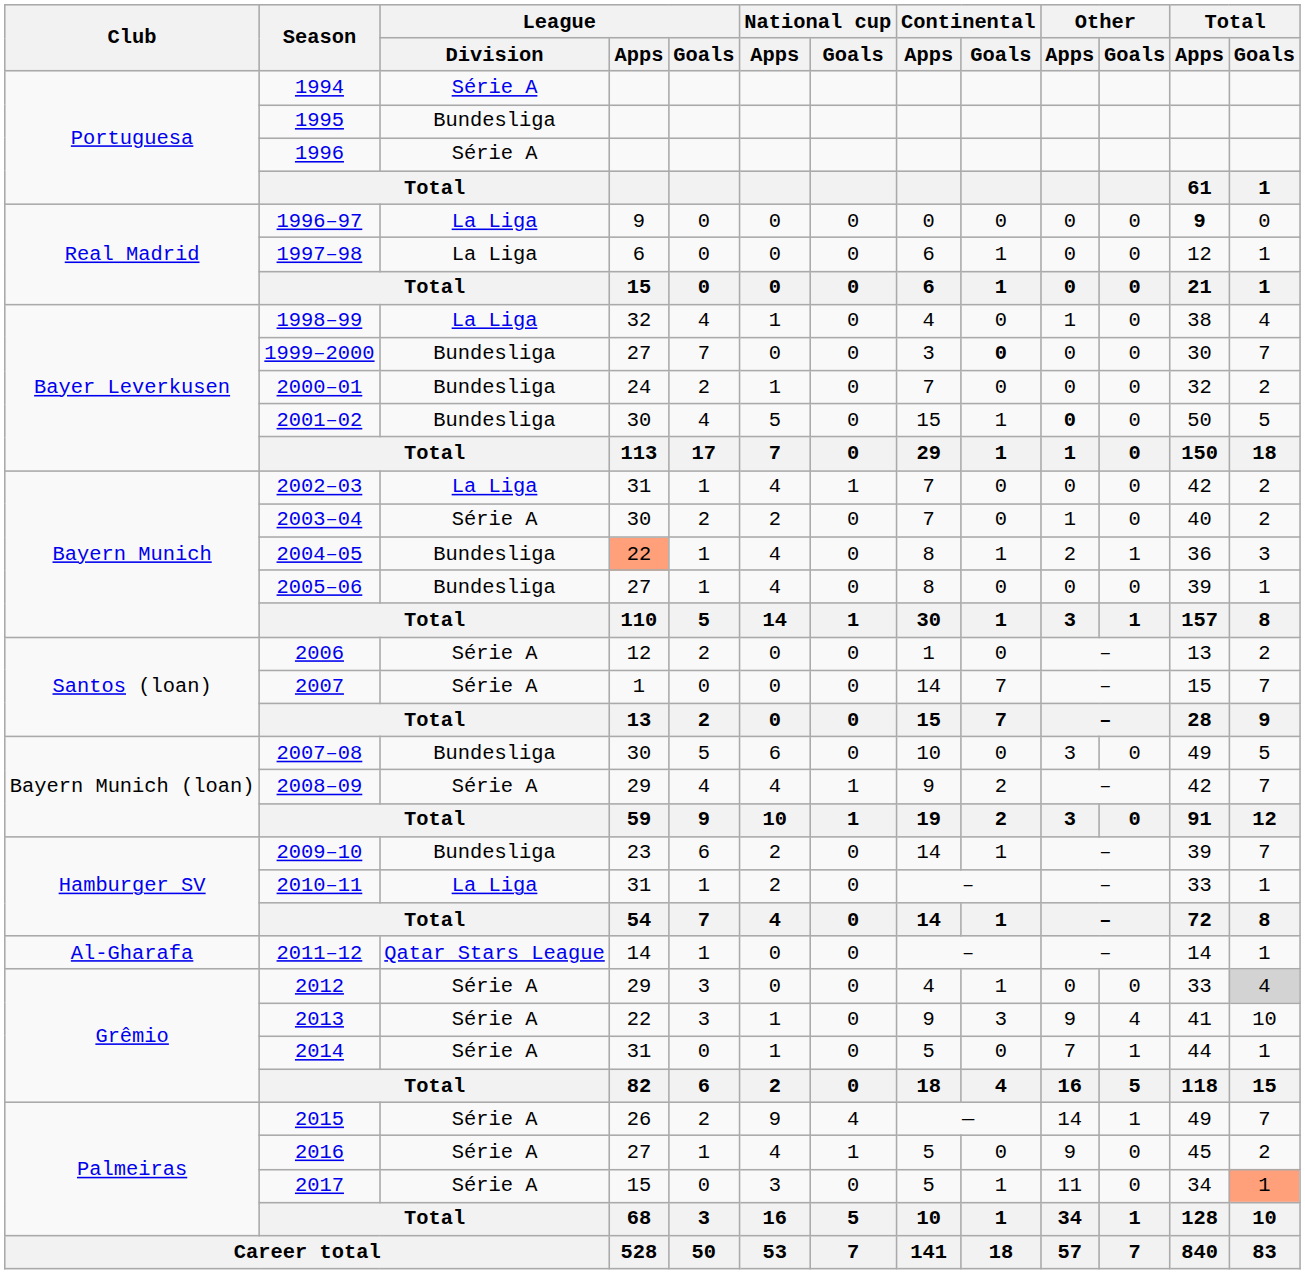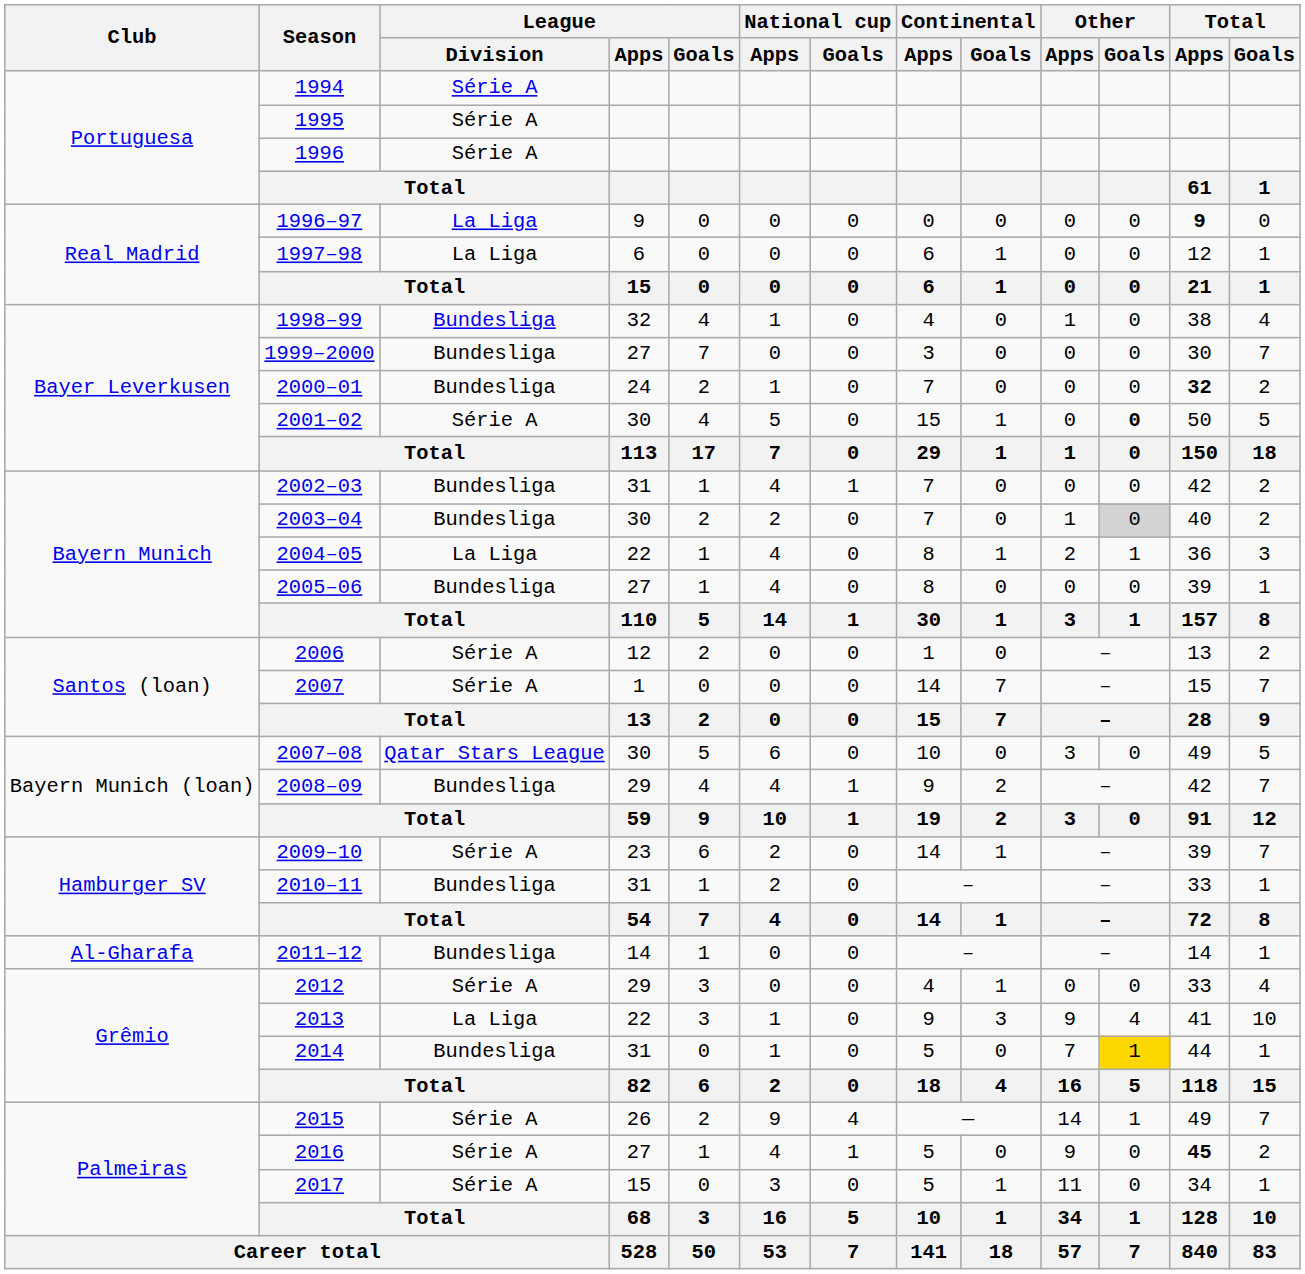(495, 121) Bundesliga -> (495, 121) Série A
(495, 321) La Liga -> (495, 321) Bundesliga
(1001, 354) bold -> (1001, 354) normal
(1200, 387) normal -> (1200, 387) bold
(495, 421) Bundesliga -> (495, 421) Série A
(1070, 421) bold -> (1070, 421) normal
(1135, 421) normal -> (1135, 421) bold
(495, 487) La Liga -> (495, 487) Bundesliga
(495, 520) Série A -> (495, 520) Bundesliga
(1135, 520) no background -> (1135, 520) lightgrey background
(495, 554) Bundesliga -> (495, 554) La Liga
(639, 554) lightsalmon background -> (639, 554) no background
(495, 753) Bundesliga -> (495, 753) Qatar Stars League
(495, 786) Série A -> (495, 786) Bundesliga
(495, 853) Bundesliga -> (495, 853) Série A
(495, 886) La Liga -> (495, 886) Bundesliga
(495, 953) Qatar Stars League -> (495, 953) Bundesliga
(1264, 986) lightgrey background -> (1264, 986) no background
(495, 1019) Série A -> (495, 1019) La Liga
(495, 1053) Série A -> (495, 1053) Bundesliga
(1135, 1053) no background -> (1135, 1053) gold background
(1200, 1152) normal -> (1200, 1152) bold
(1264, 1186) lightsalmon background -> (1264, 1186) no background
